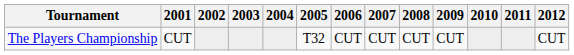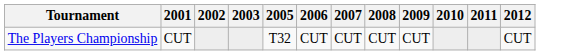- column: (280, 16)
